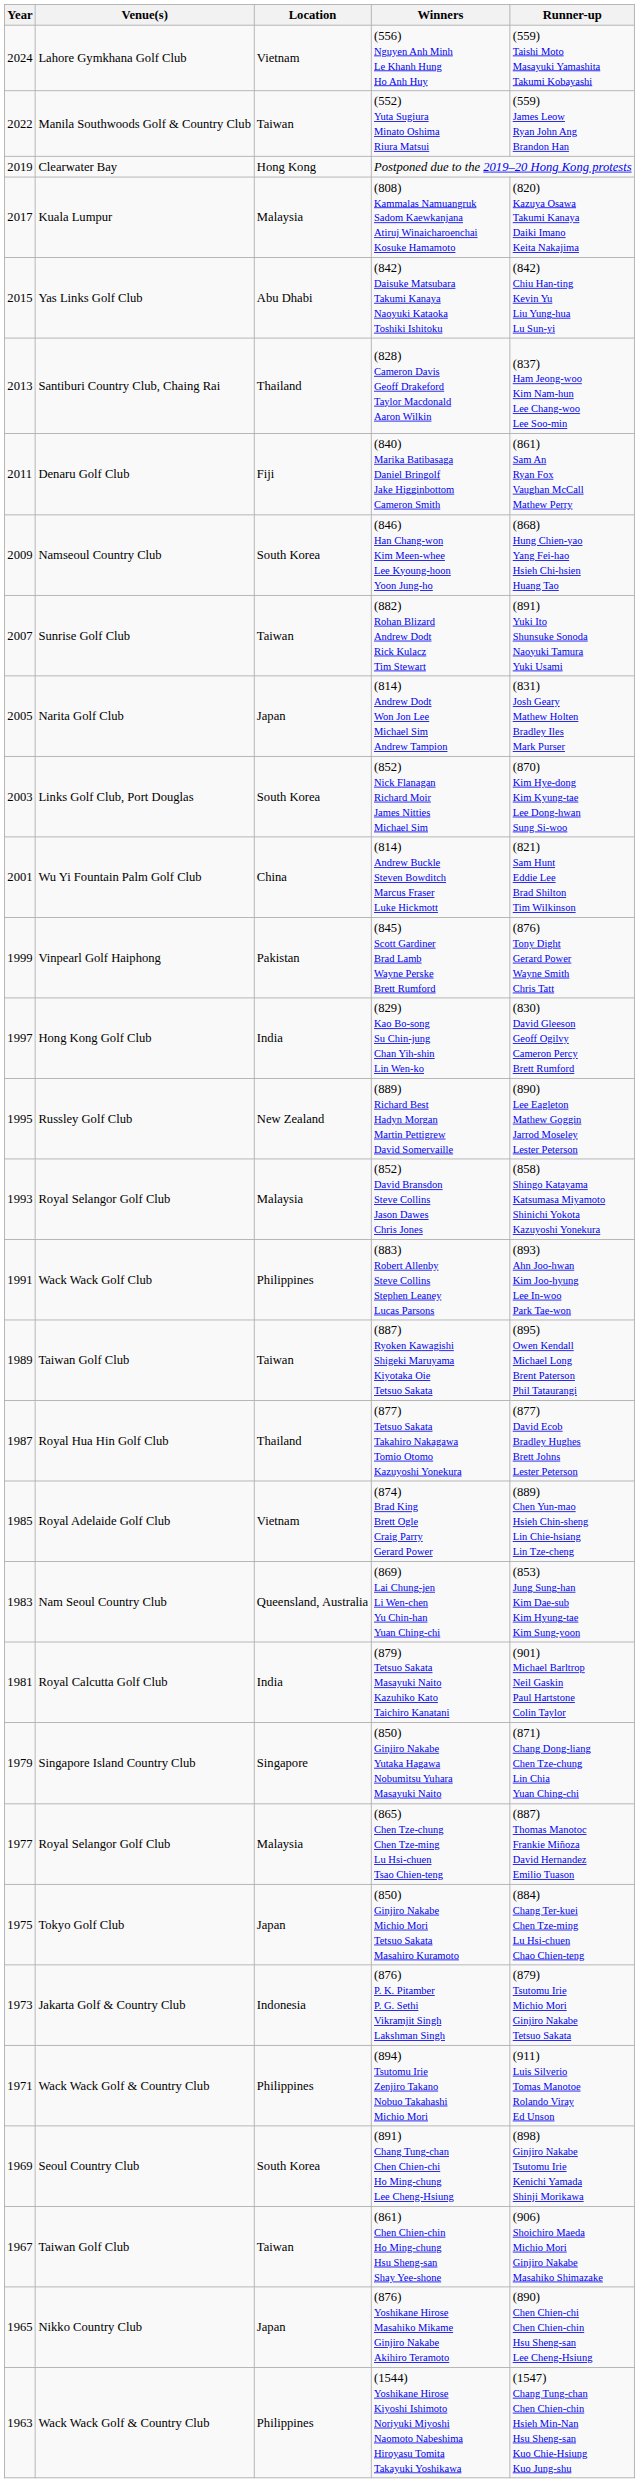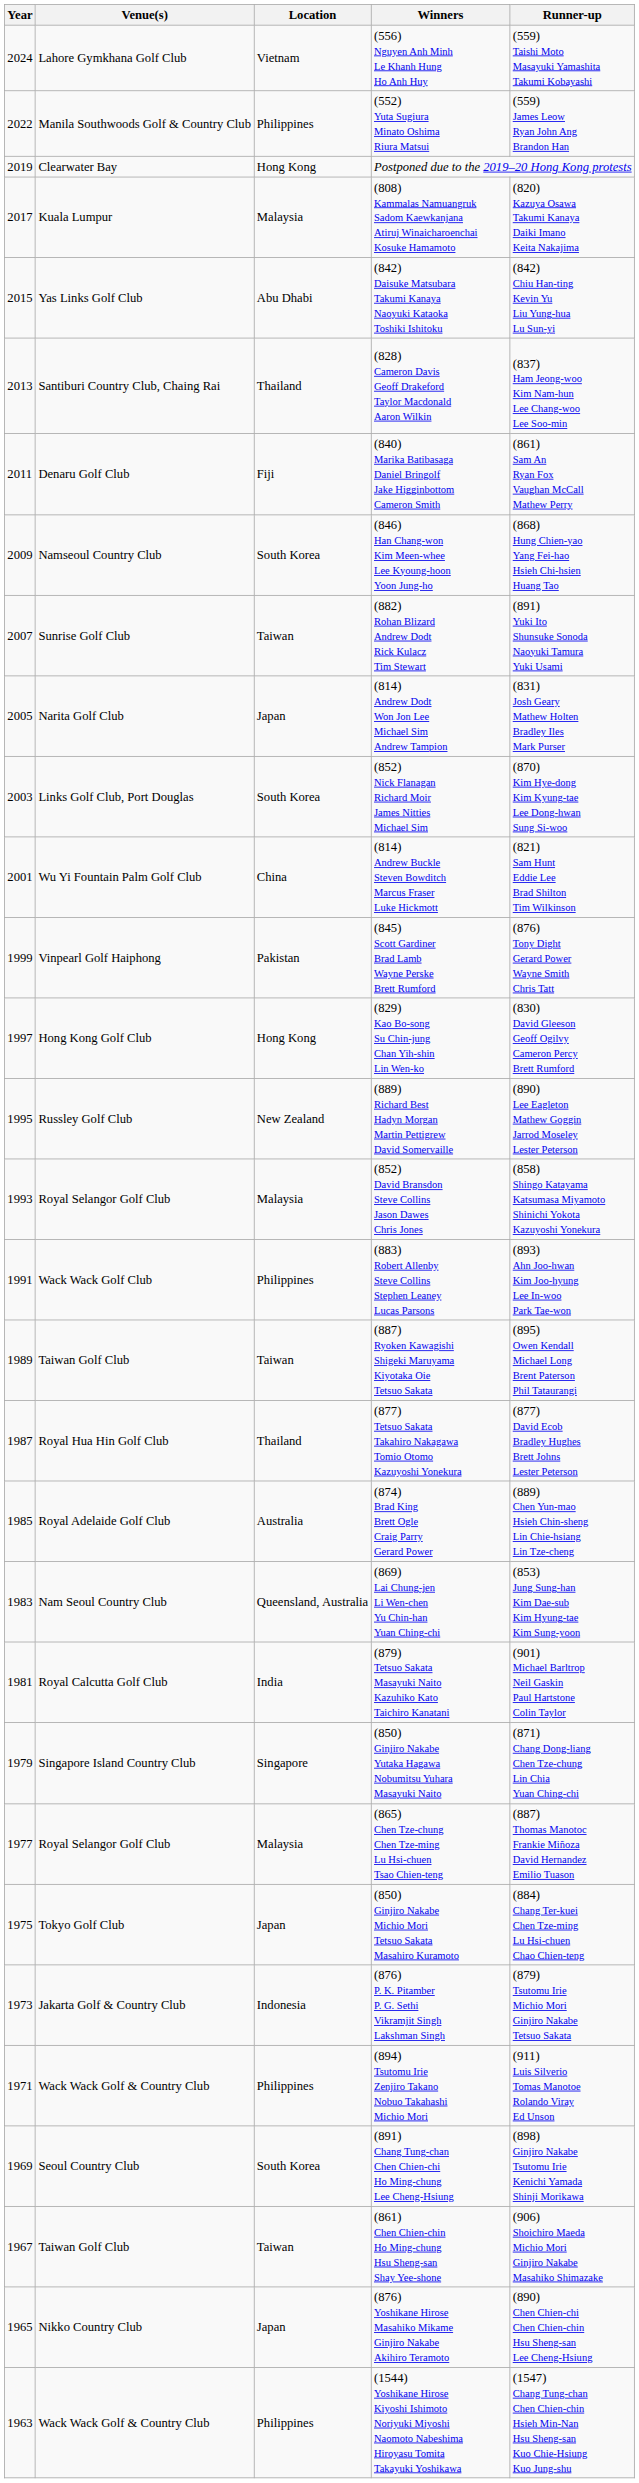(275, 123) Taiwan -> (285, 123) Philippines
(270, 1038) India -> (286, 1038) Hong Kong
(278, 1521) Vietnam -> (280, 1521) Australia
